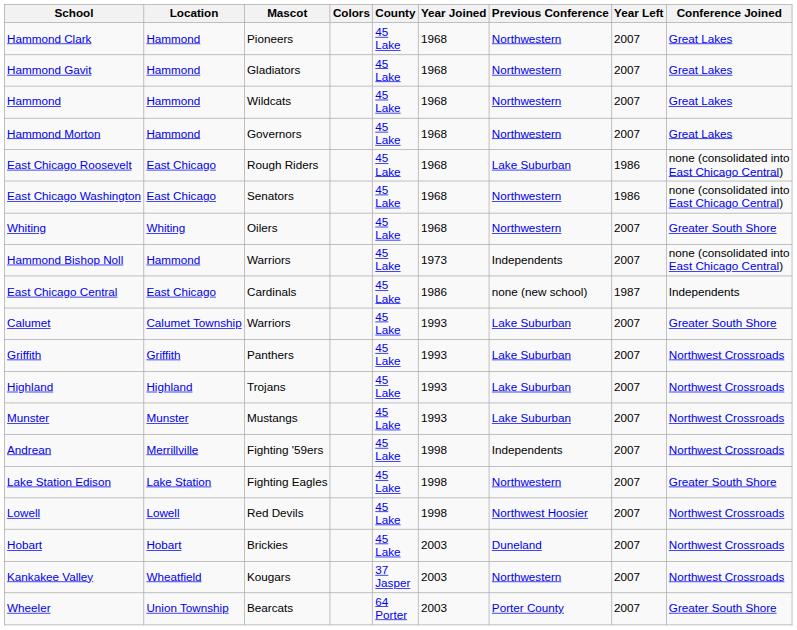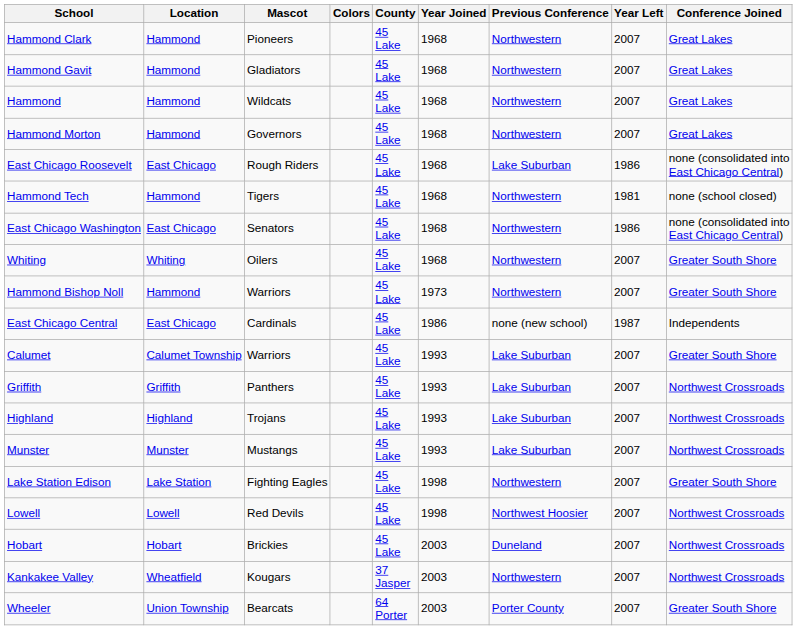+ row: (48, 197)
(527, 260) Independents -> (527, 292) Northwestern
(729, 260) none (consolidated into East Chicago Central) -> (723, 292) Greater South Shore
- row: (29, 450)
